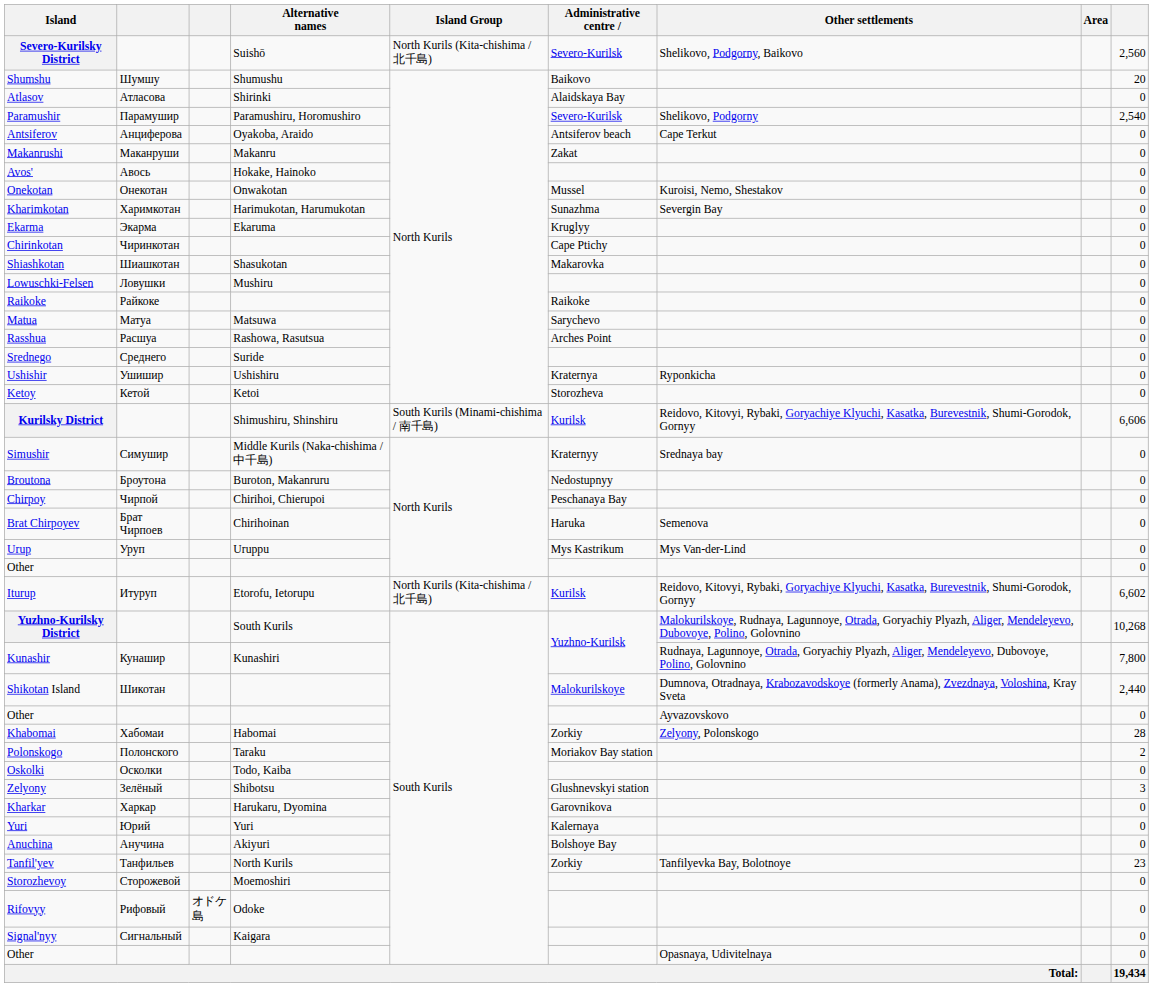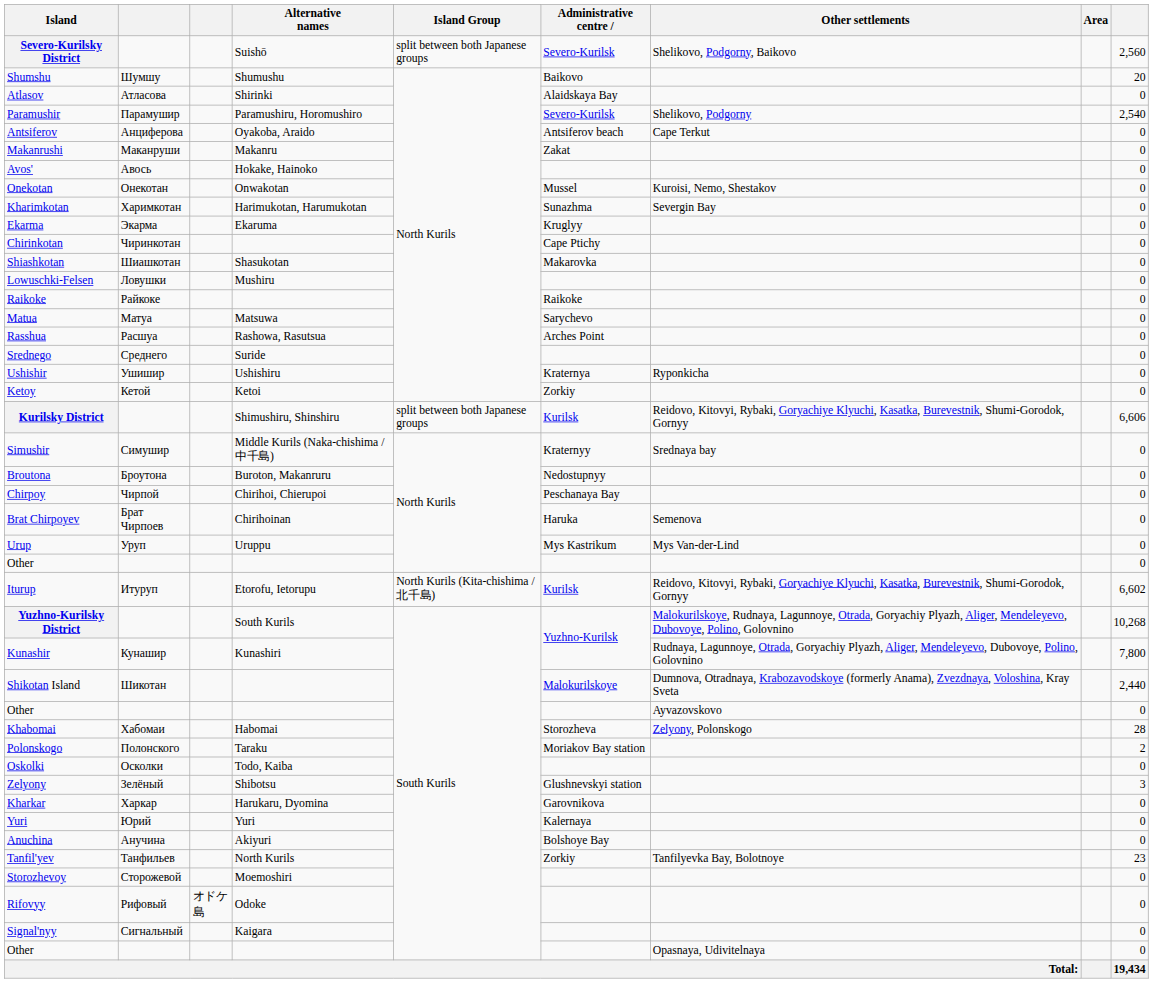(462, 52) North Kurils (Kita-chishima / 北千島) -> (461, 51) split between both Japanese groups
(577, 394) Storozheva -> (559, 391) Zorkiy
(467, 419) South Kurils (Minami-chishima / 南千島) -> (461, 417) split between both Japanese groups
(567, 733) Zorkiy -> (570, 729) Storozheva
